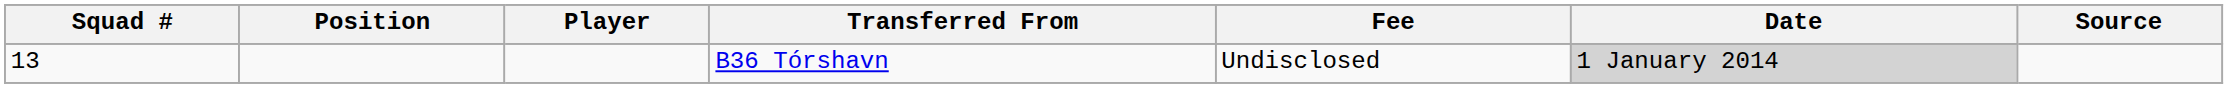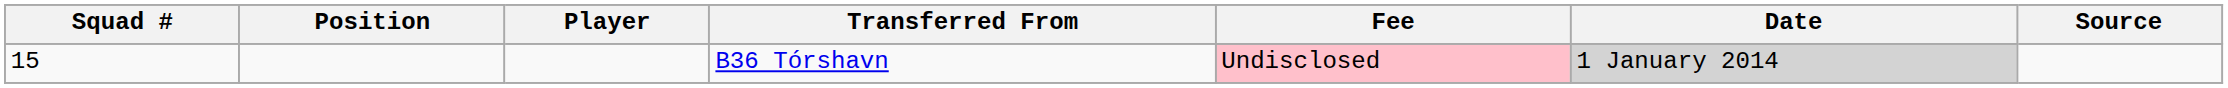(25, 64) 13 -> (25, 64) 15
(1301, 64) no background -> (1301, 64) pink background
